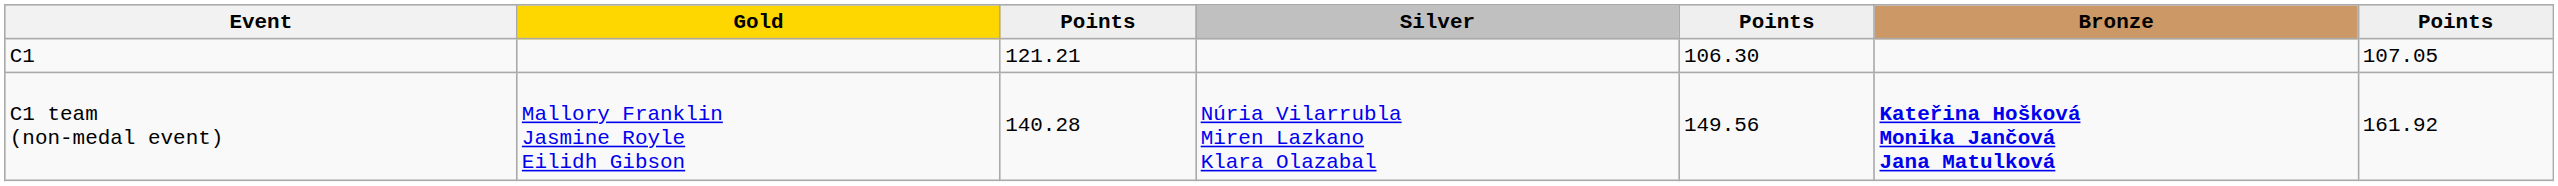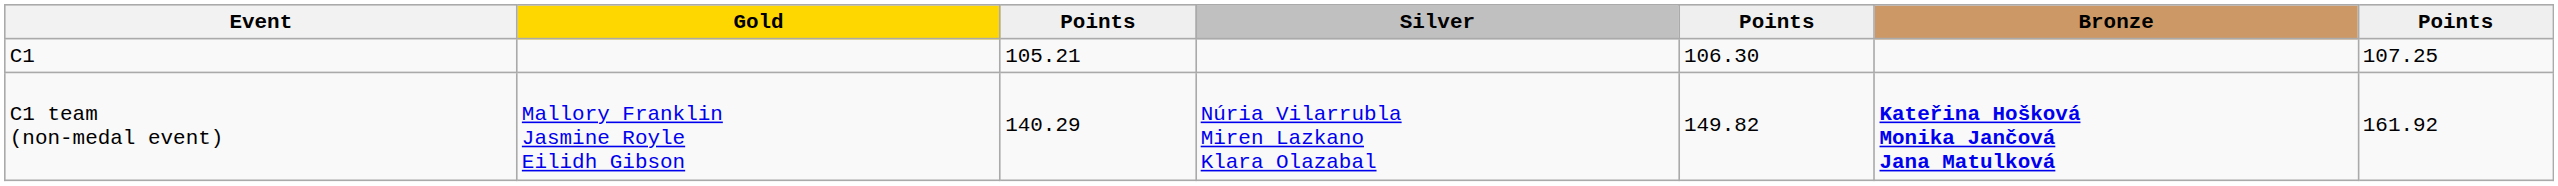(1043, 56) 121.21 -> (1043, 56) 105.21
(2400, 56) 107.05 -> (2400, 56) 107.25
(1043, 126) 140.28 -> (1043, 126) 140.29
(1722, 126) 149.56 -> (1722, 126) 149.82
